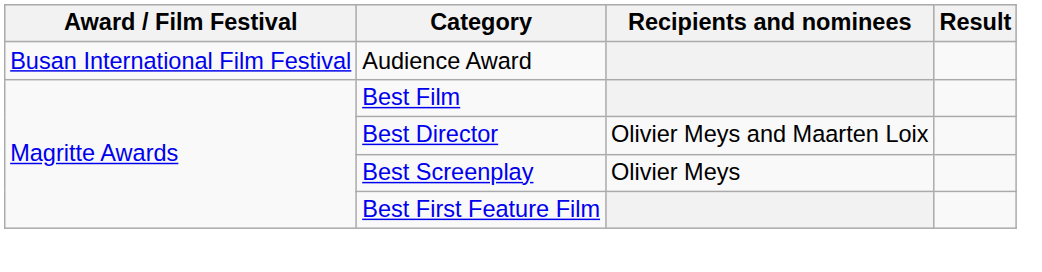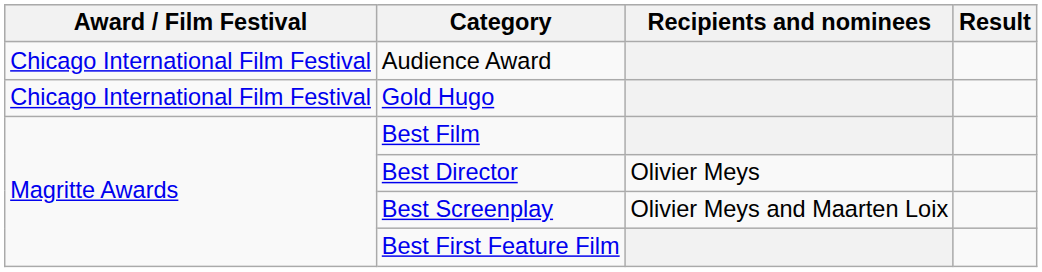(181, 60) Busan International Film Festival -> (191, 60) Chicago International Film Festival
+ row: (438, 97)
(770, 135) Olivier Meys and Maarten Loix -> (695, 172) Olivier Meys
(676, 172) Olivier Meys -> (789, 209) Olivier Meys and Maarten Loix
